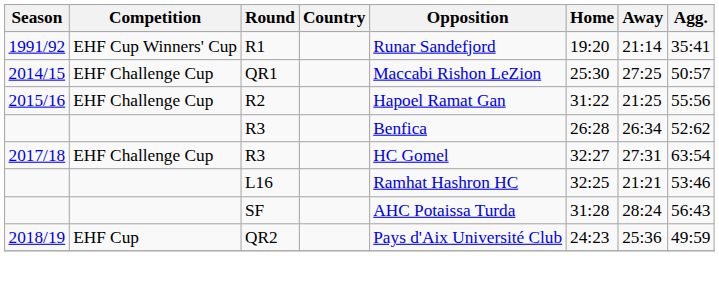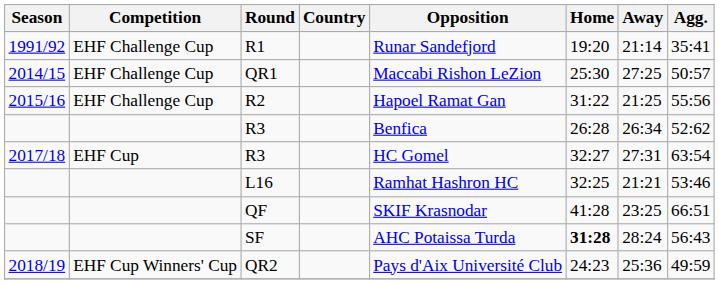(155, 45) EHF Cup Winners' Cup -> (143, 45) EHF Challenge Cup
(143, 155) EHF Challenge Cup -> (106, 155) EHF Cup
+ row: (37, 210)
(590, 210) normal -> (590, 237) bold
(106, 237) EHF Cup -> (155, 264) EHF Cup Winners' Cup
